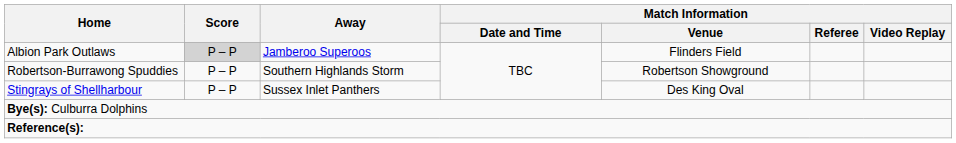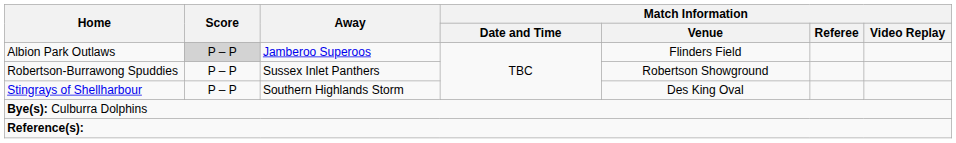(333, 71) Southern Highlands Storm -> (321, 71) Sussex Inlet Panthers
(321, 90) Sussex Inlet Panthers -> (333, 90) Southern Highlands Storm
